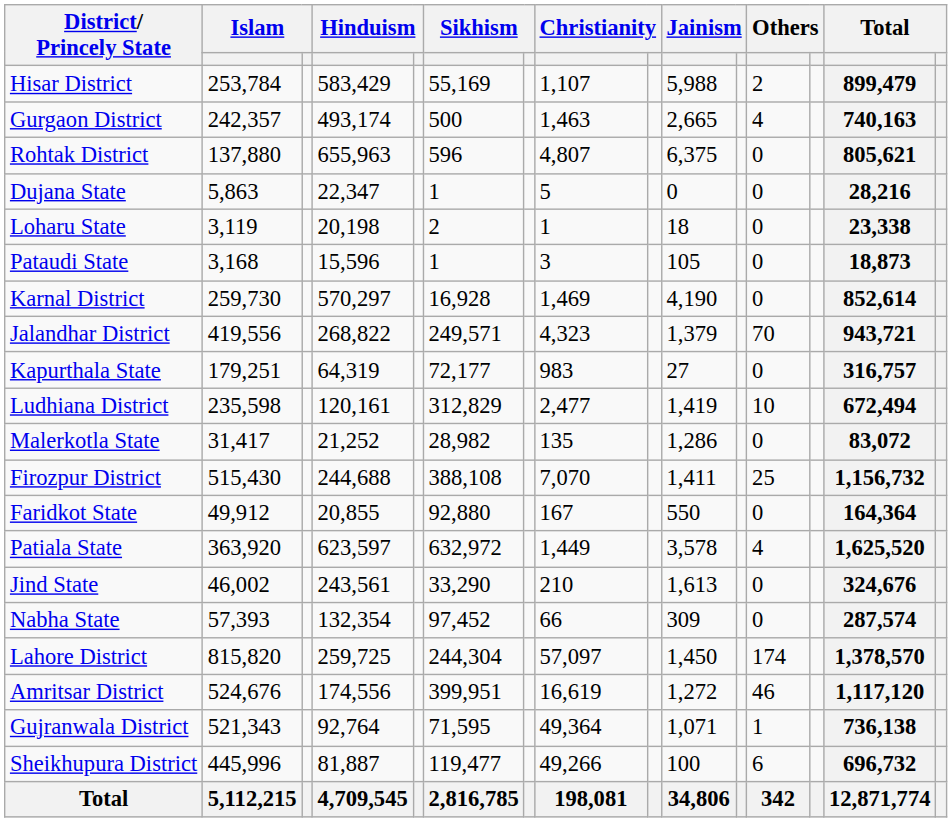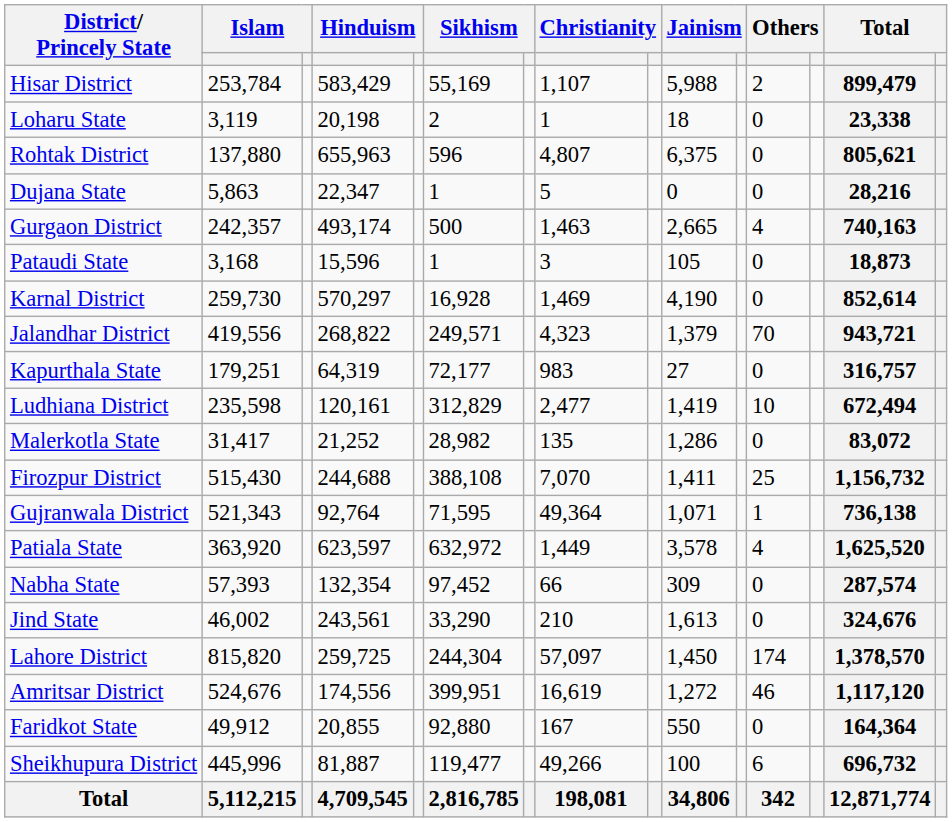rows swapped: (68, 226) <-> (86, 119)
rows swapped: (74, 512) <-> (99, 727)
rows swapped: (54, 584) <-> (65, 620)
